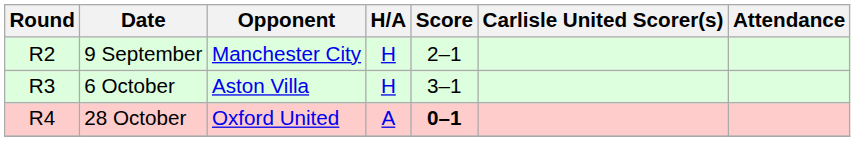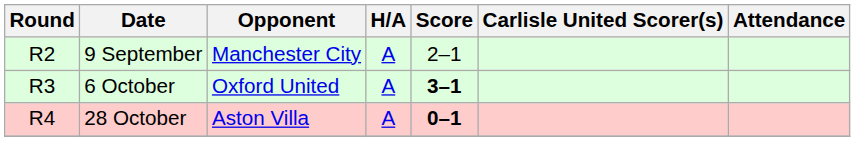(388, 53) H -> (388, 53) A
(261, 86) Aston Villa -> (276, 86) Oxford United
(388, 86) H -> (388, 86) A
(444, 86) normal -> (444, 86) bold
(276, 119) Oxford United -> (261, 119) Aston Villa
